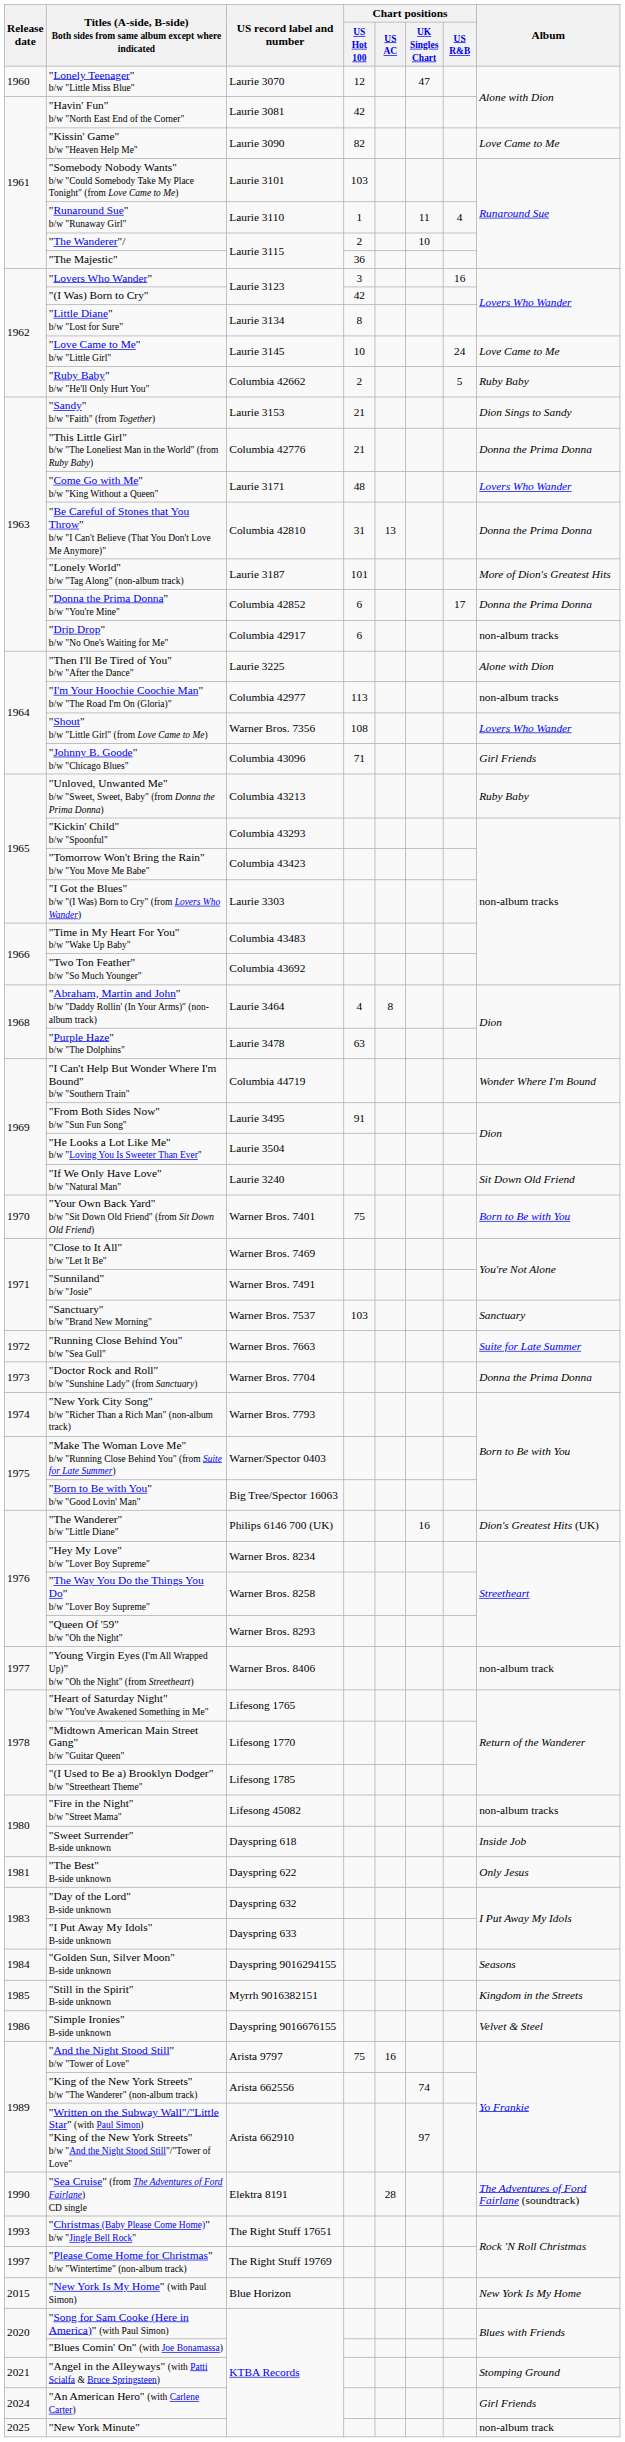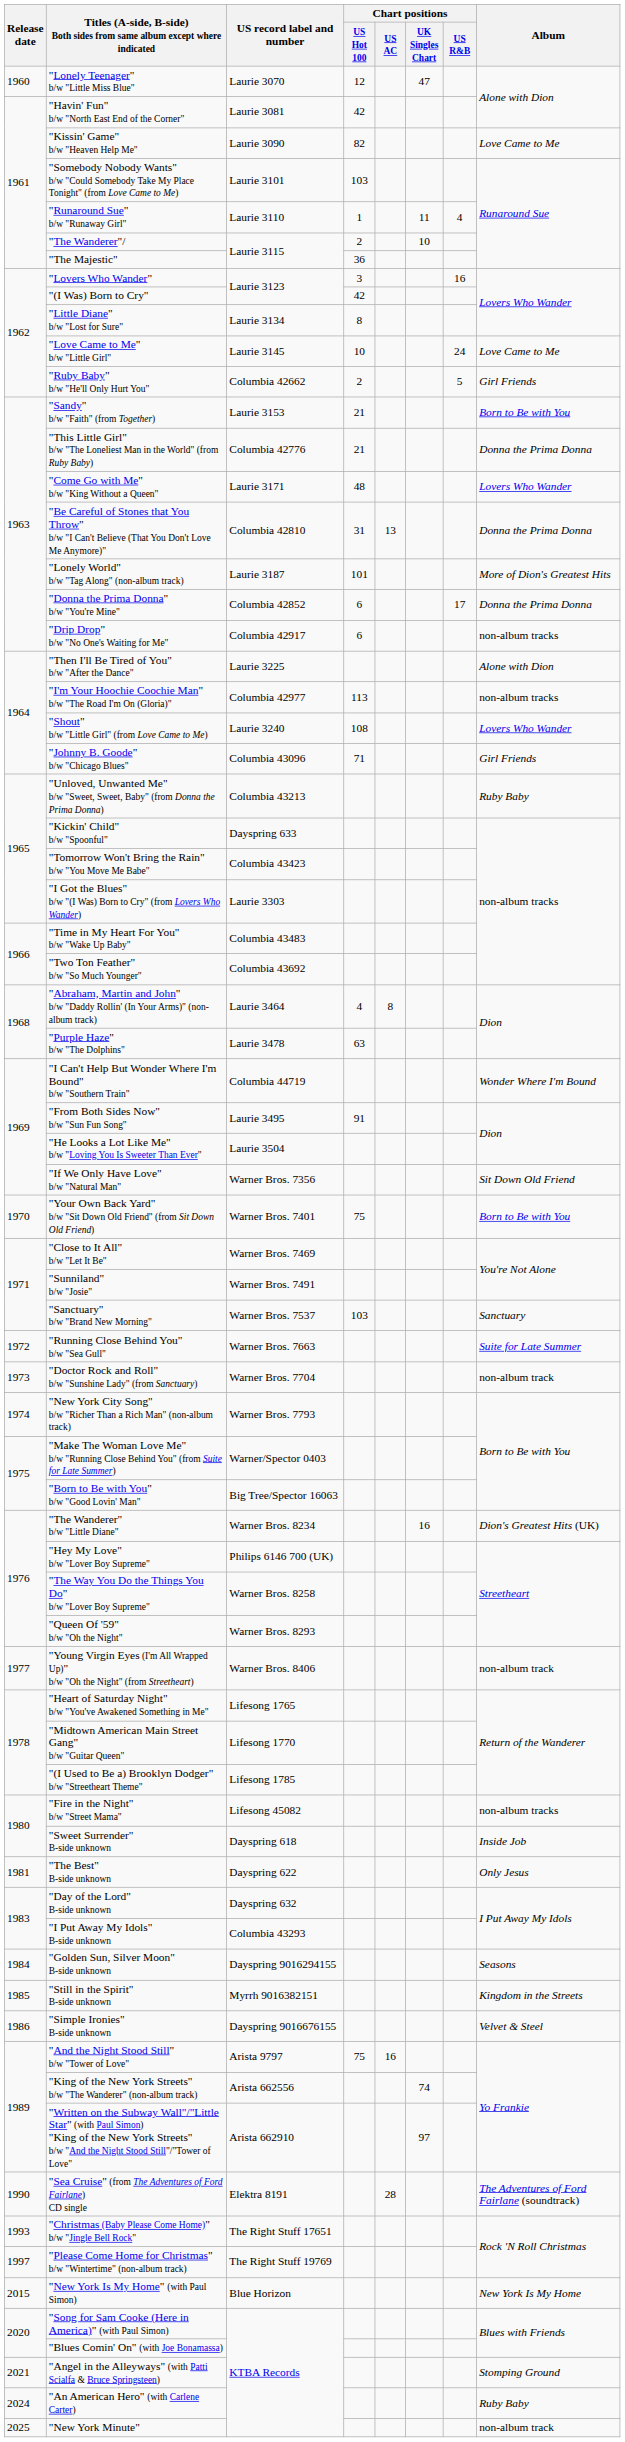(504, 381) Ruby Baby -> (508, 381) Girl Friends
(525, 412) Dion Sings to Sandy -> (525, 412) Born to Be with You
(272, 728) Warner Bros. 7356 -> (257, 728) Laurie 3240
(267, 833) Columbia 43293 -> (263, 833) Dayspring 633
(257, 1179) Laurie 3240 -> (272, 1179) Warner Bros. 7356
(536, 1377) Donna the Prima Donna -> (517, 1377) non-album track
(281, 1525) Philips 6146 700 (UK) -> (272, 1525) Warner Bros. 8234
(272, 1556) Warner Bros. 8234 -> (281, 1556) Philips 6146 700 (UK)
(263, 1933) Dayspring 633 -> (267, 1933) Columbia 43293
(508, 2403) Girl Friends -> (504, 2403) Ruby Baby
